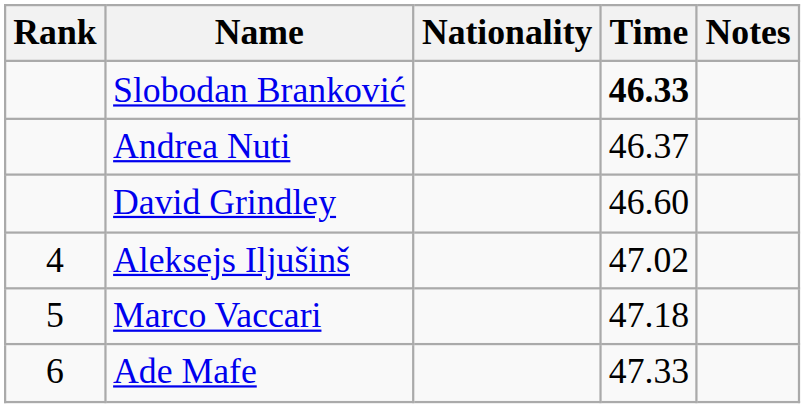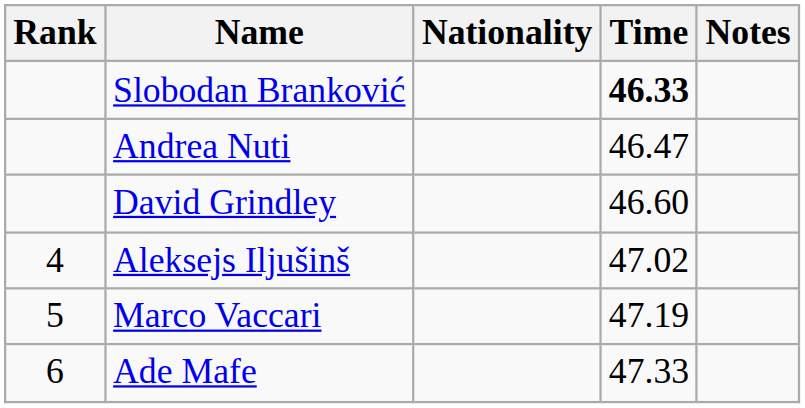(649, 145) 46.37 -> (649, 145) 46.47
(649, 315) 47.18 -> (649, 315) 47.19
